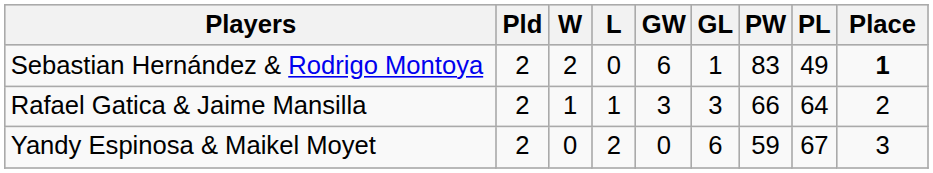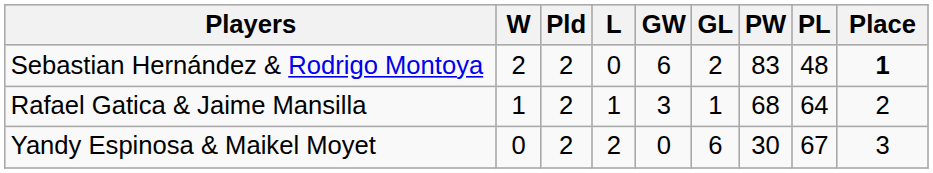columns swapped: (522, 24) <-> (570, 24)
(715, 65) 1 -> (715, 65) 2
(814, 65) 49 -> (814, 65) 48
(715, 106) 3 -> (715, 106) 1
(766, 106) 66 -> (766, 106) 68
(766, 146) 59 -> (766, 146) 30
